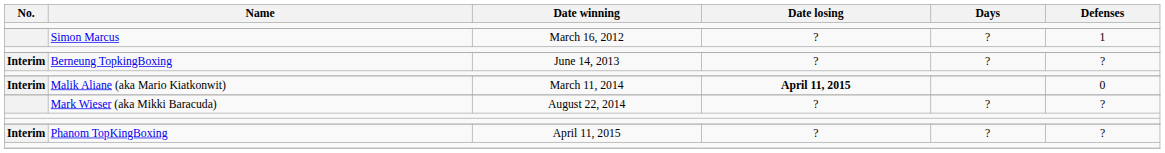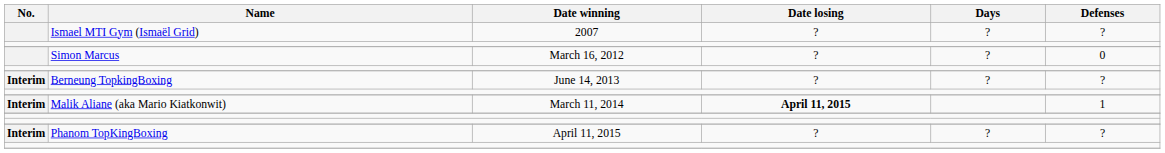+ row: (125, 32)
(1103, 37) 1 -> (1103, 56) 0
(1103, 85) 0 -> (1103, 104) 1
- row: (134, 104)
